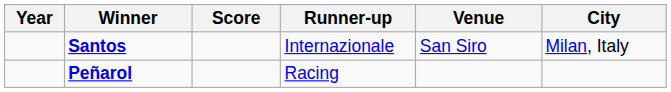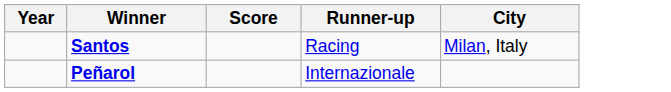- column: (479, 18)
(339, 45) Internazionale -> (332, 45) Racing
(312, 73) Racing -> (360, 73) Internazionale
